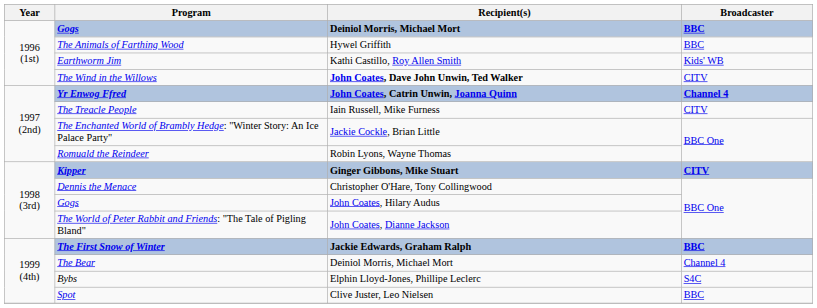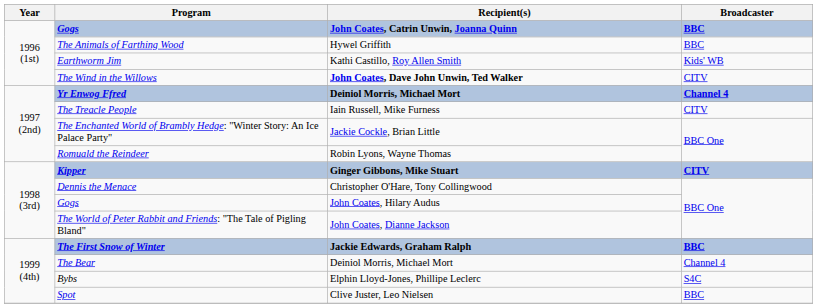(395, 28) Deiniol Morris, Michael Mort -> (423, 28) John Coates, Catrin Unwin, Joanna Quinn
(423, 93) John Coates, Catrin Unwin, Joanna Quinn -> (395, 93) Deiniol Morris, Michael Mort
